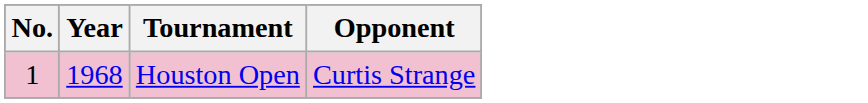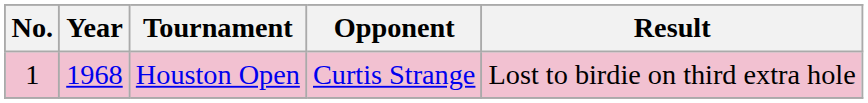+ column: (672, 27)
